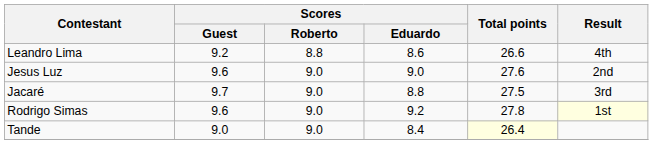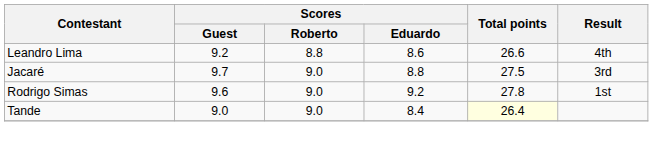- row: (35, 72)
(603, 111) lightyellow background -> (603, 92) no background
